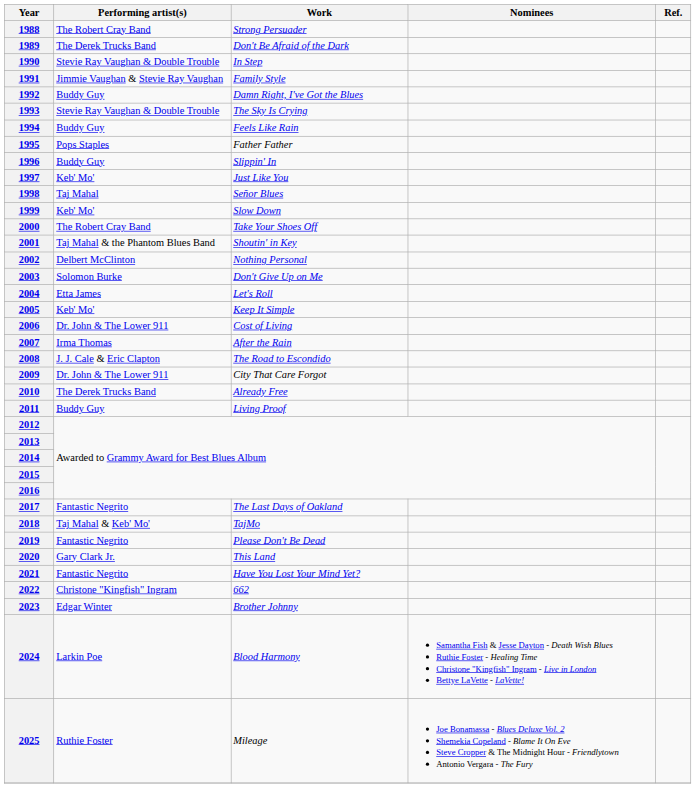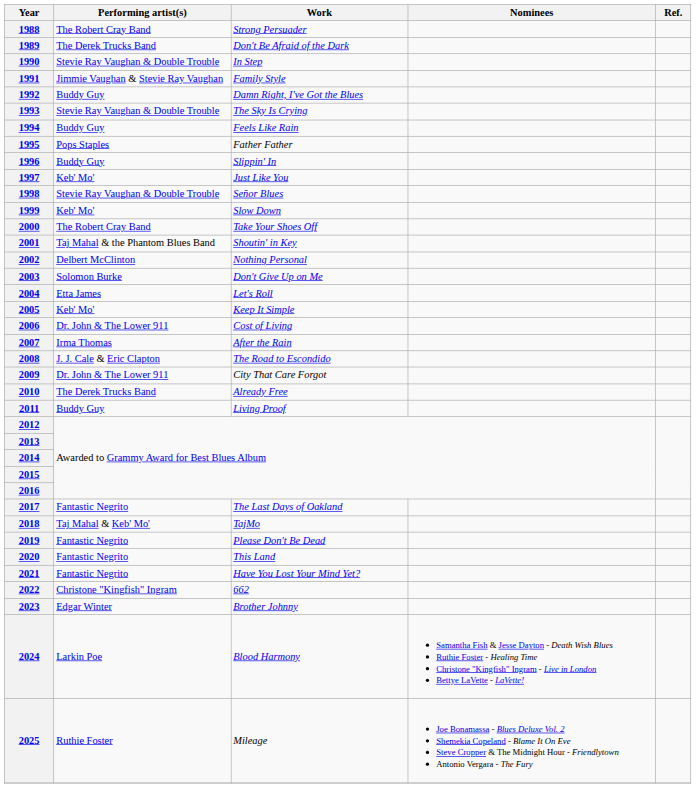(77, 194) Taj Mahal -> (138, 194) Stevie Ray Vaughan & Double Trouble
(86, 557) Gary Clark Jr. -> (92, 557) Fantastic Negrito
